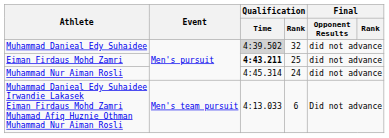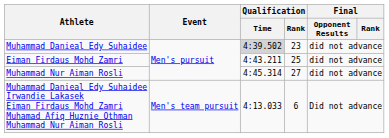(296, 46) 32 -> (296, 46) 23
(262, 60) bold -> (262, 60) normal
(296, 73) 24 -> (296, 73) 27
